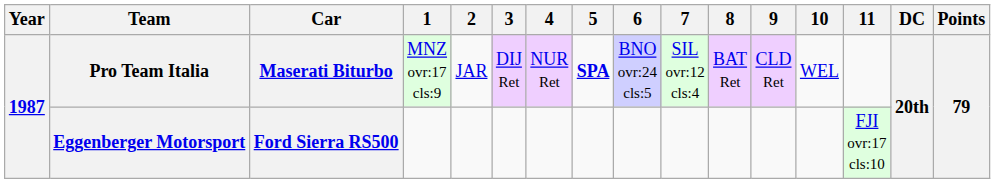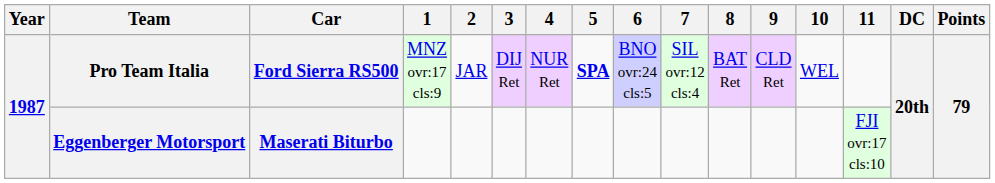(326, 70) Maserati Biturbo -> (326, 70) Ford Sierra RS500
(326, 142) Ford Sierra RS500 -> (326, 142) Maserati Biturbo
